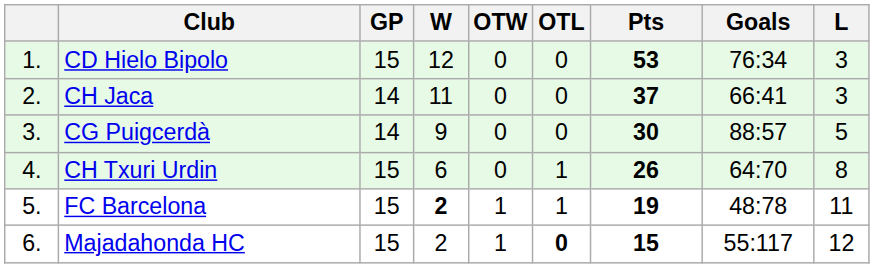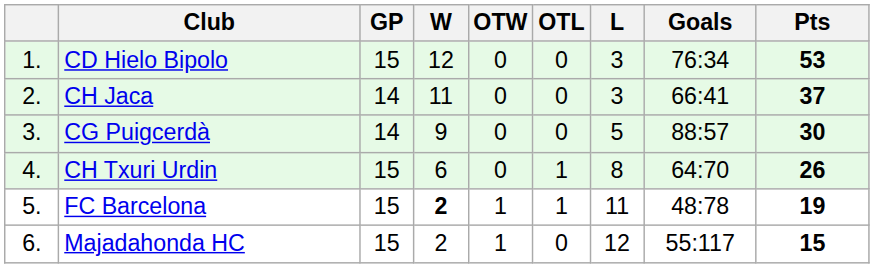columns swapped: (841, 22) <-> (646, 22)
(561, 243) bold -> (561, 243) normal
